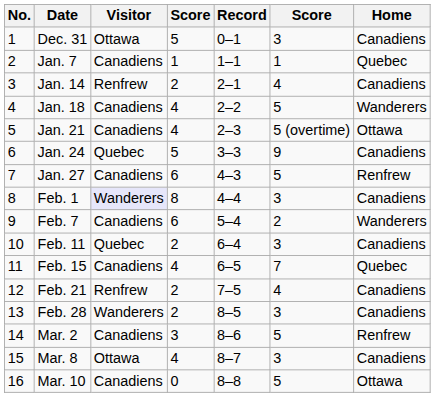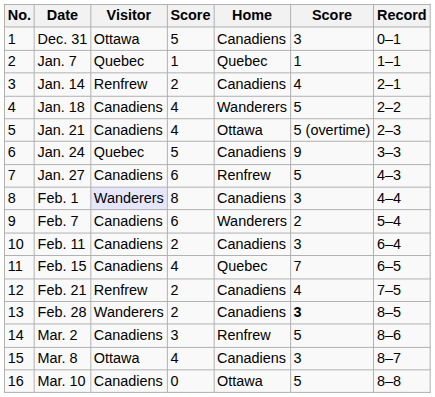columns swapped: (392, 15) <-> (242, 15)
(128, 61) Canadiens -> (119, 61) Quebec
(119, 244) Quebec -> (128, 244) Canadiens
(277, 312) normal -> (298, 312) bold
